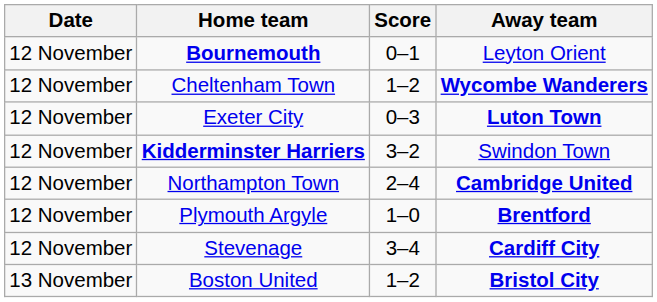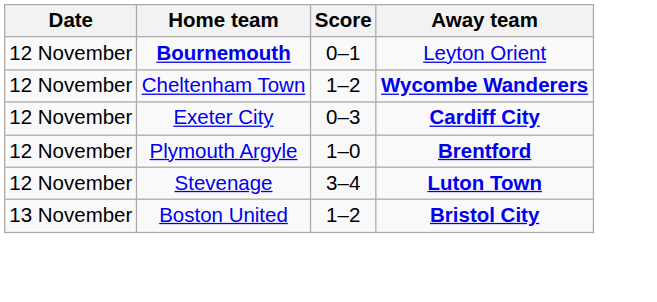(544, 118) Luton Town -> (485, 118) Cardiff City
- row: (253, 150)
- row: (253, 183)
(544, 248) Cardiff City -> (485, 183) Luton Town
